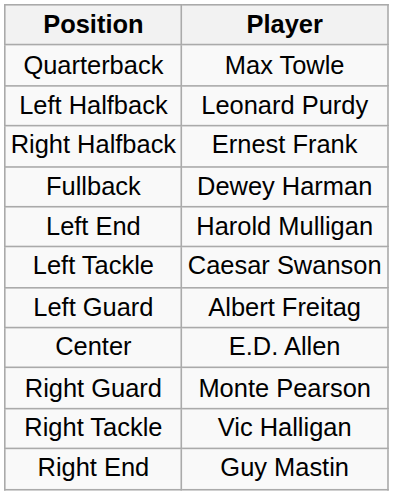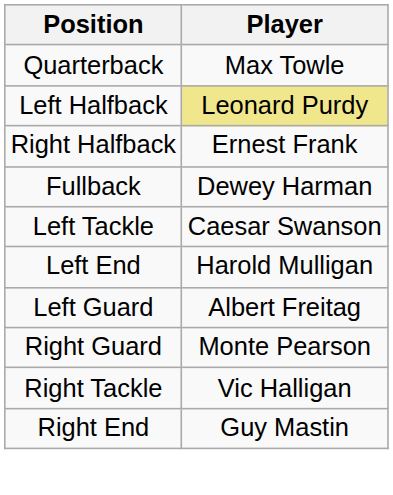(285, 105) no background -> (285, 105) khaki background
rows swapped: (93, 226) <-> (93, 266)
- row: (93, 347)
